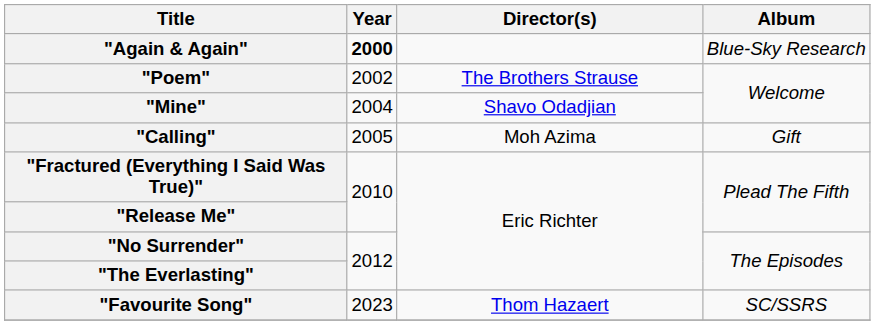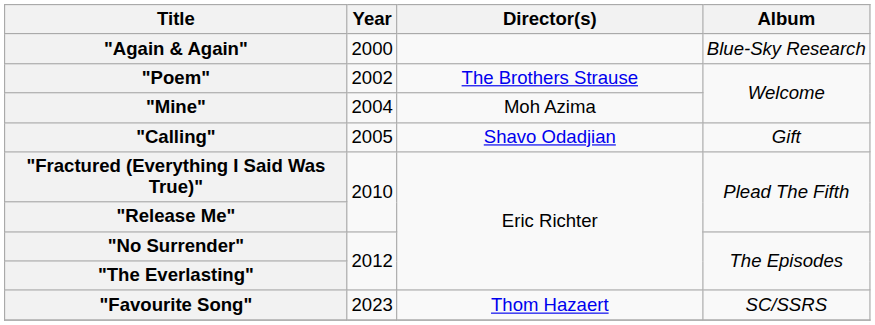(372, 48) bold -> (372, 48) normal
(550, 107) Shavo Odadjian -> (550, 107) Moh Azima
(550, 136) Moh Azima -> (550, 136) Shavo Odadjian
